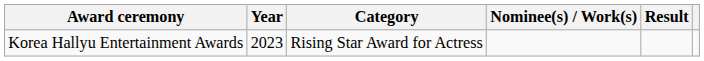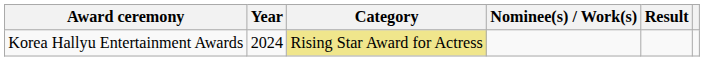(267, 42) 2023 -> (267, 42) 2024
(387, 42) no background -> (387, 42) khaki background
